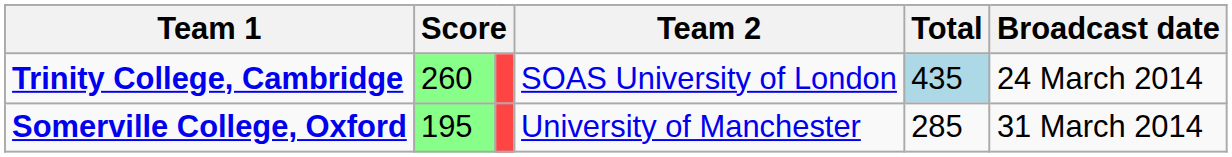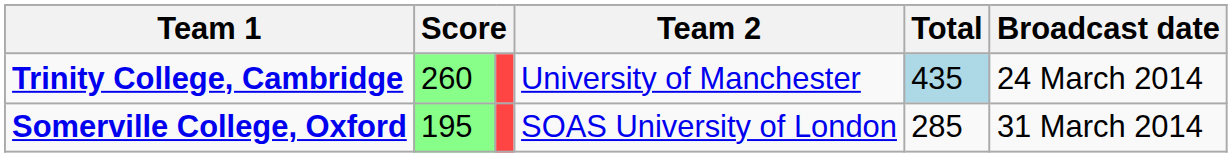(709, 77) SOAS University of London -> (691, 77) University of Manchester
(691, 126) University of Manchester -> (709, 126) SOAS University of London
